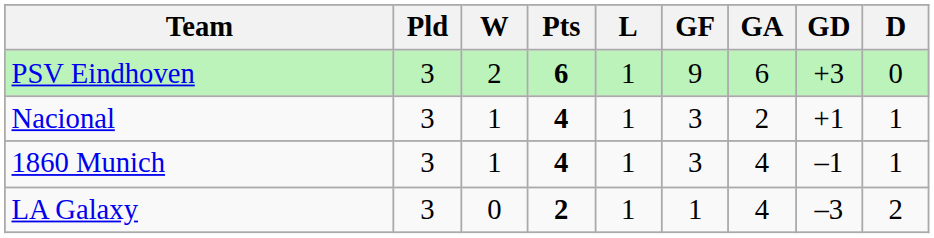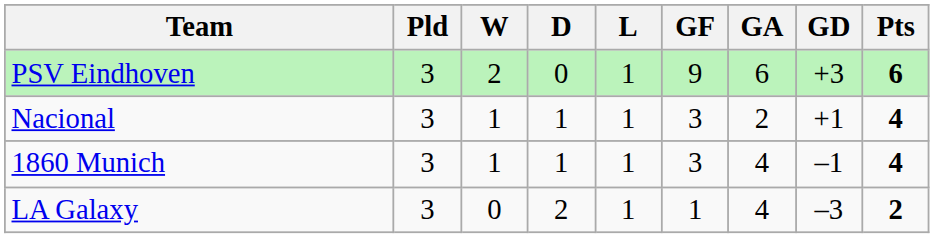columns swapped: (896, 27) <-> (561, 27)
